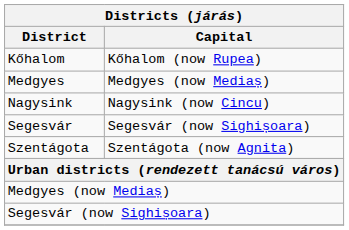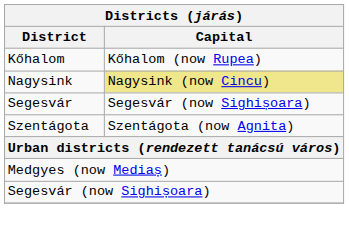- row: (36, 82)
(189, 104) no background -> (189, 82) khaki background
